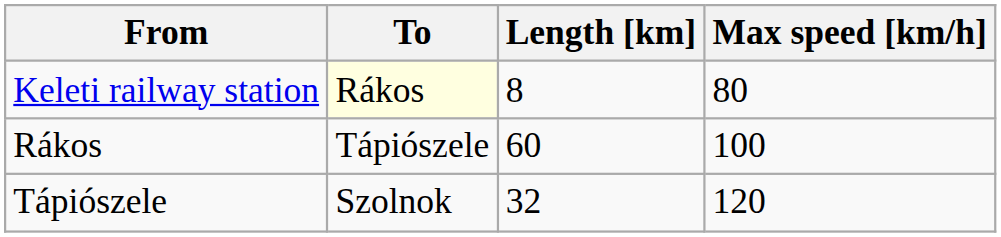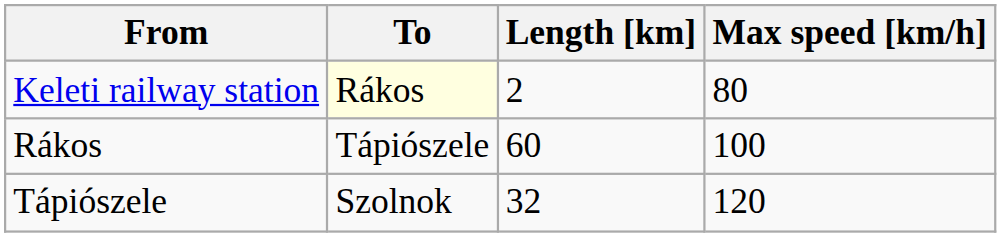(515, 88) 8 -> (515, 88) 2
